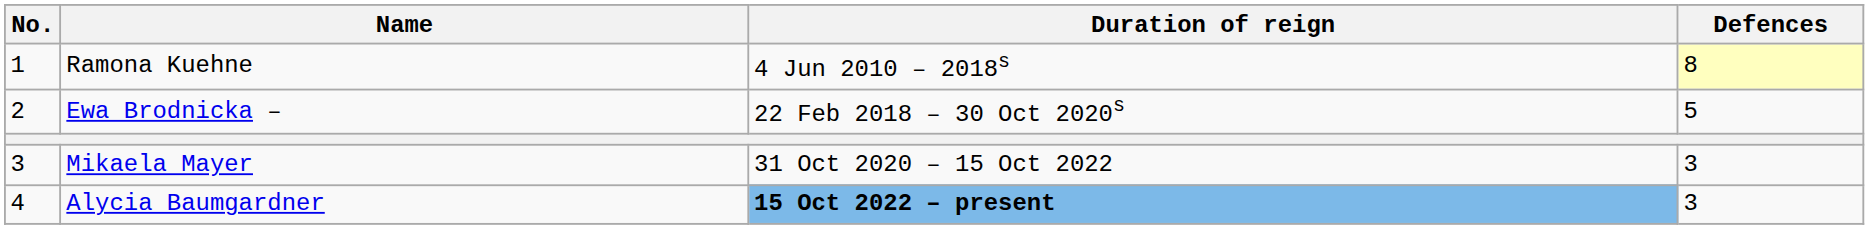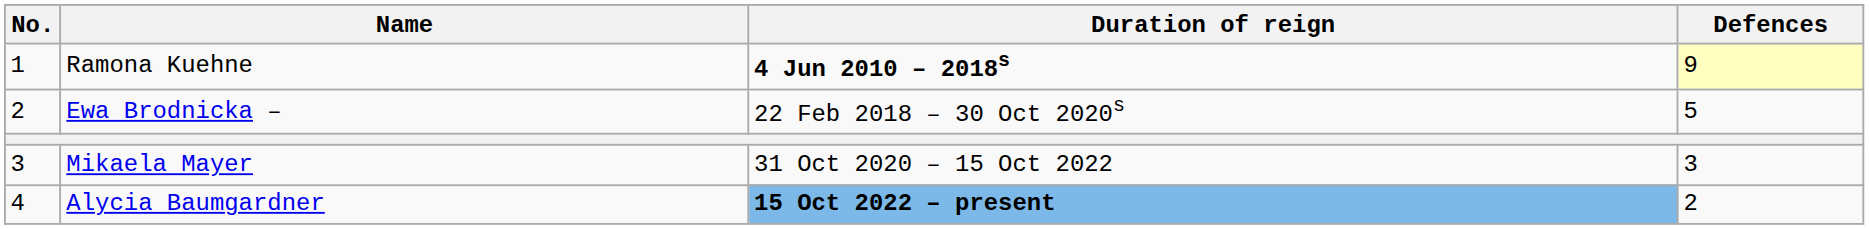(882, 66) normal -> (882, 66) bold
(1691, 66) 8 -> (1691, 66) 9
(1691, 204) 3 -> (1691, 204) 2
